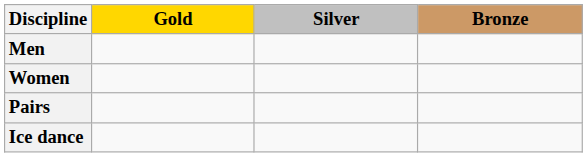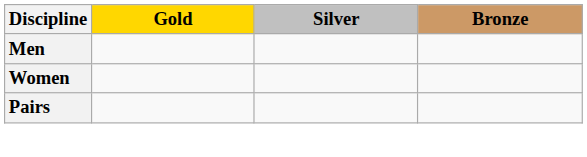- row: (46, 136)
